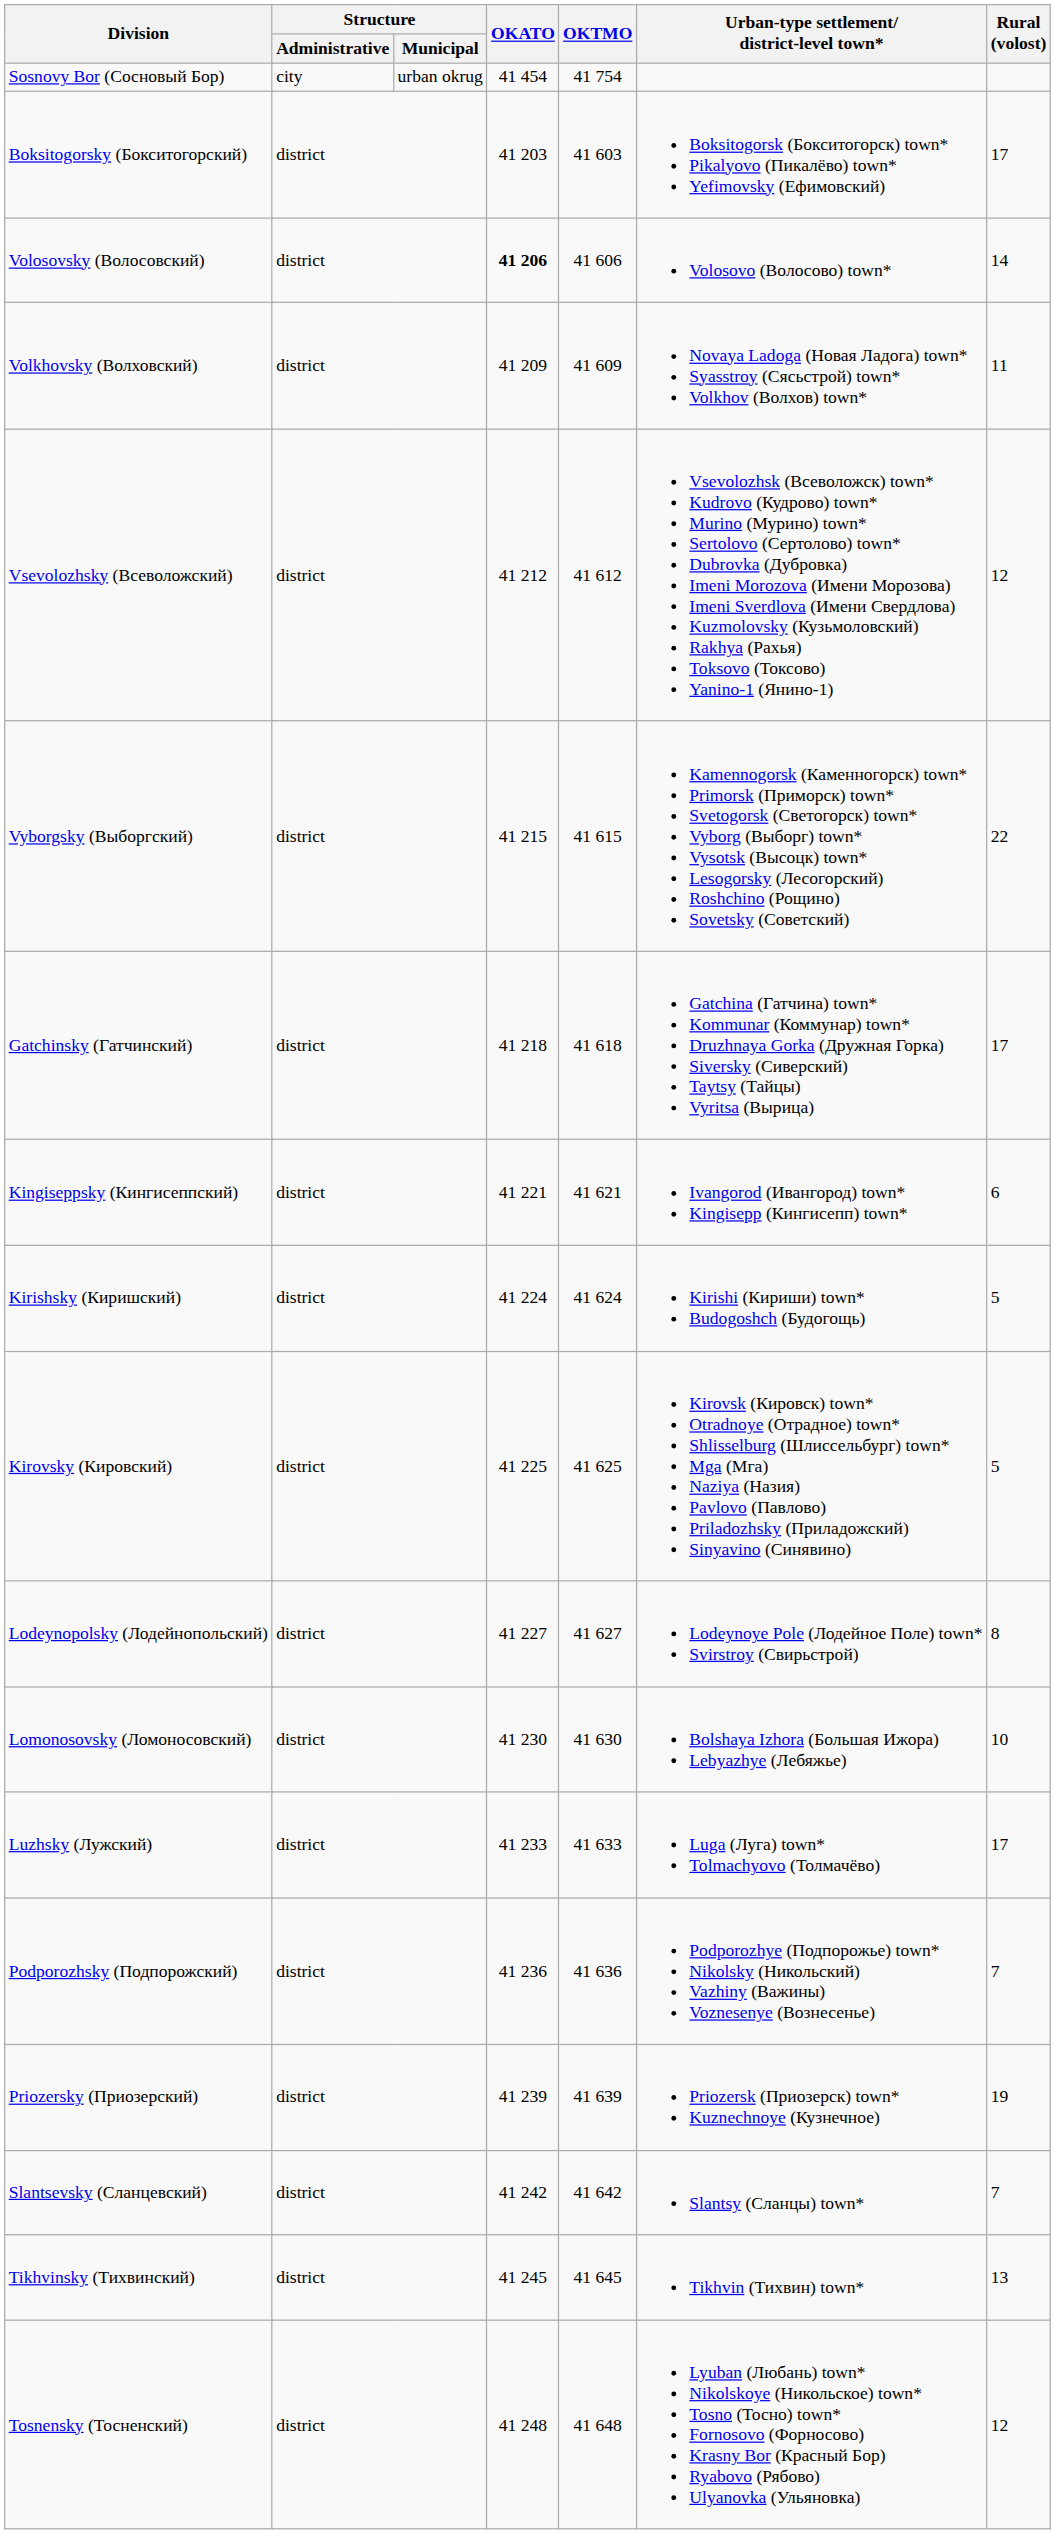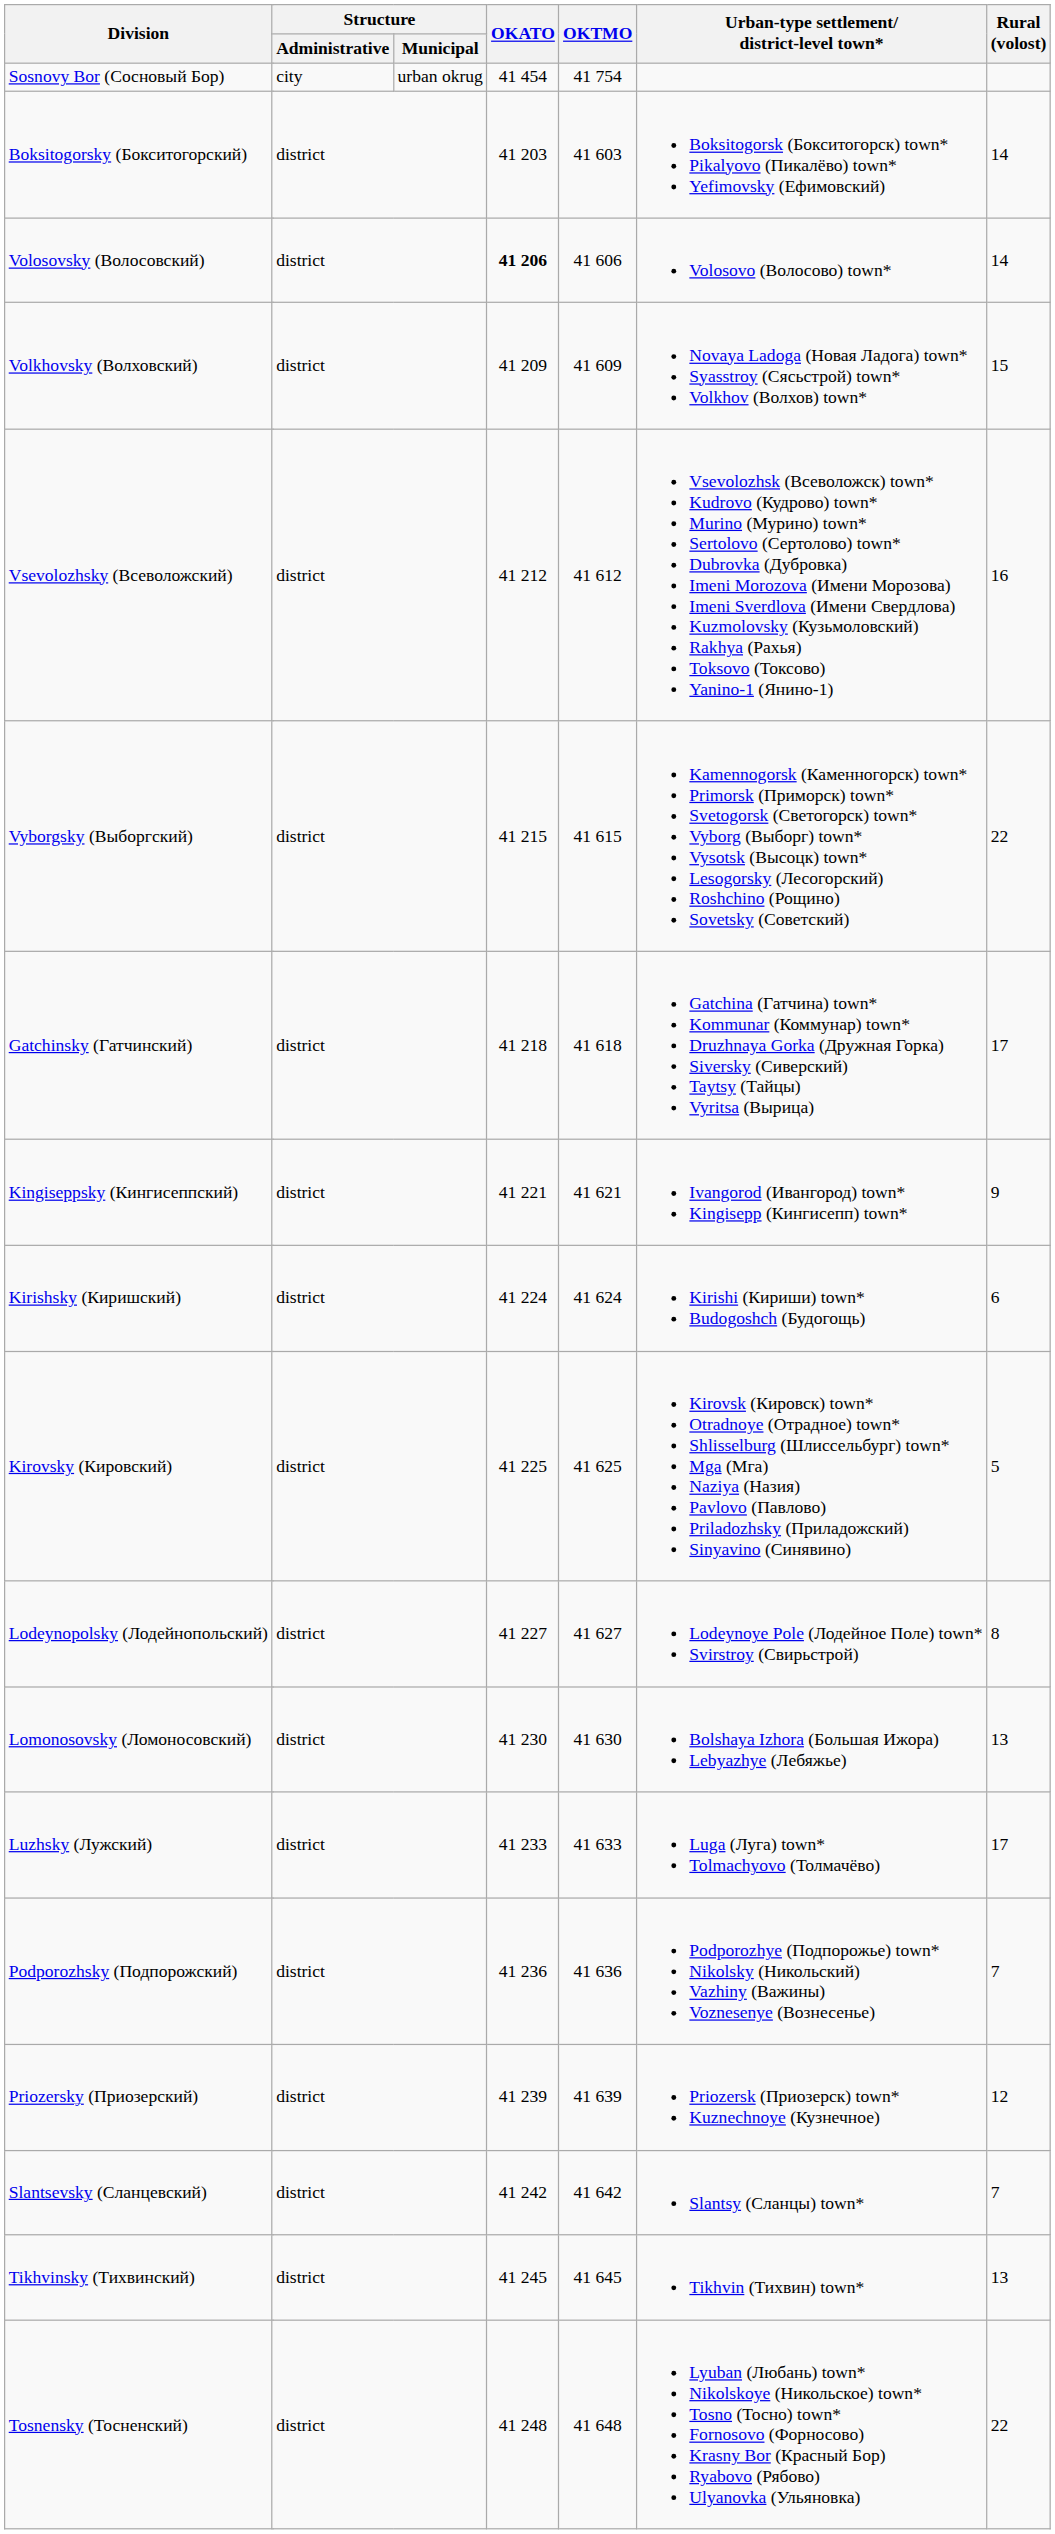(1000, 154) 17 -> (1000, 154) 14
(999, 366) 11 -> (1000, 366) 15
(1000, 575) 12 -> (1000, 575) 16
(995, 1192) 6 -> (995, 1192) 9
(995, 1298) 5 -> (995, 1298) 6
(1000, 1739) 10 -> (1000, 1739) 13
(1000, 2097) 19 -> (1000, 2097) 12
(1000, 2424) 12 -> (1000, 2424) 22
